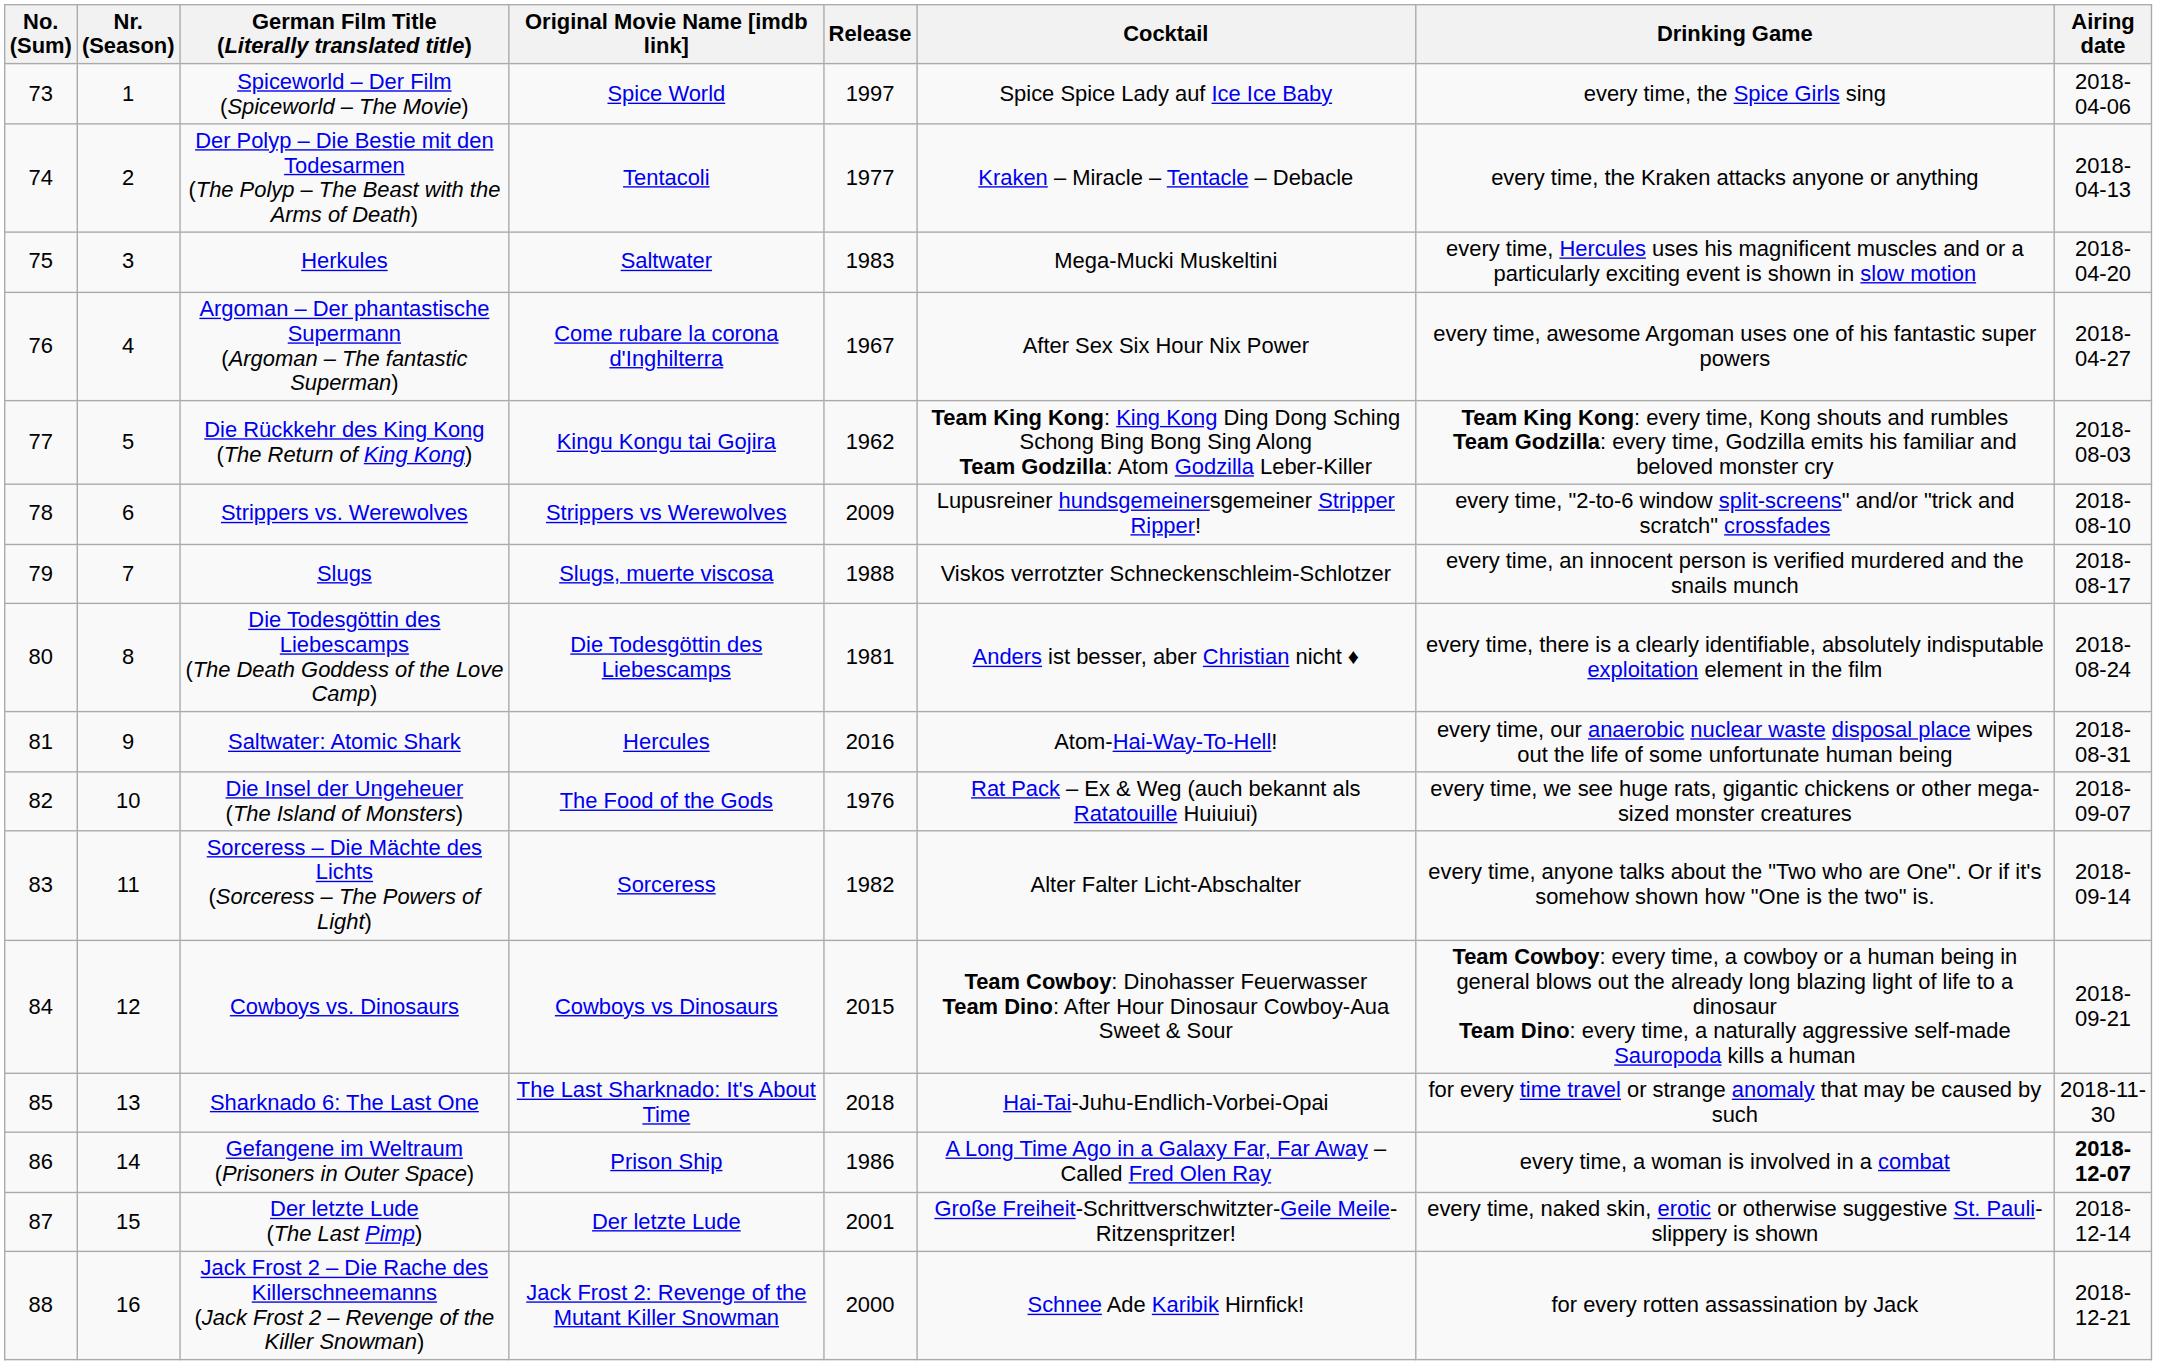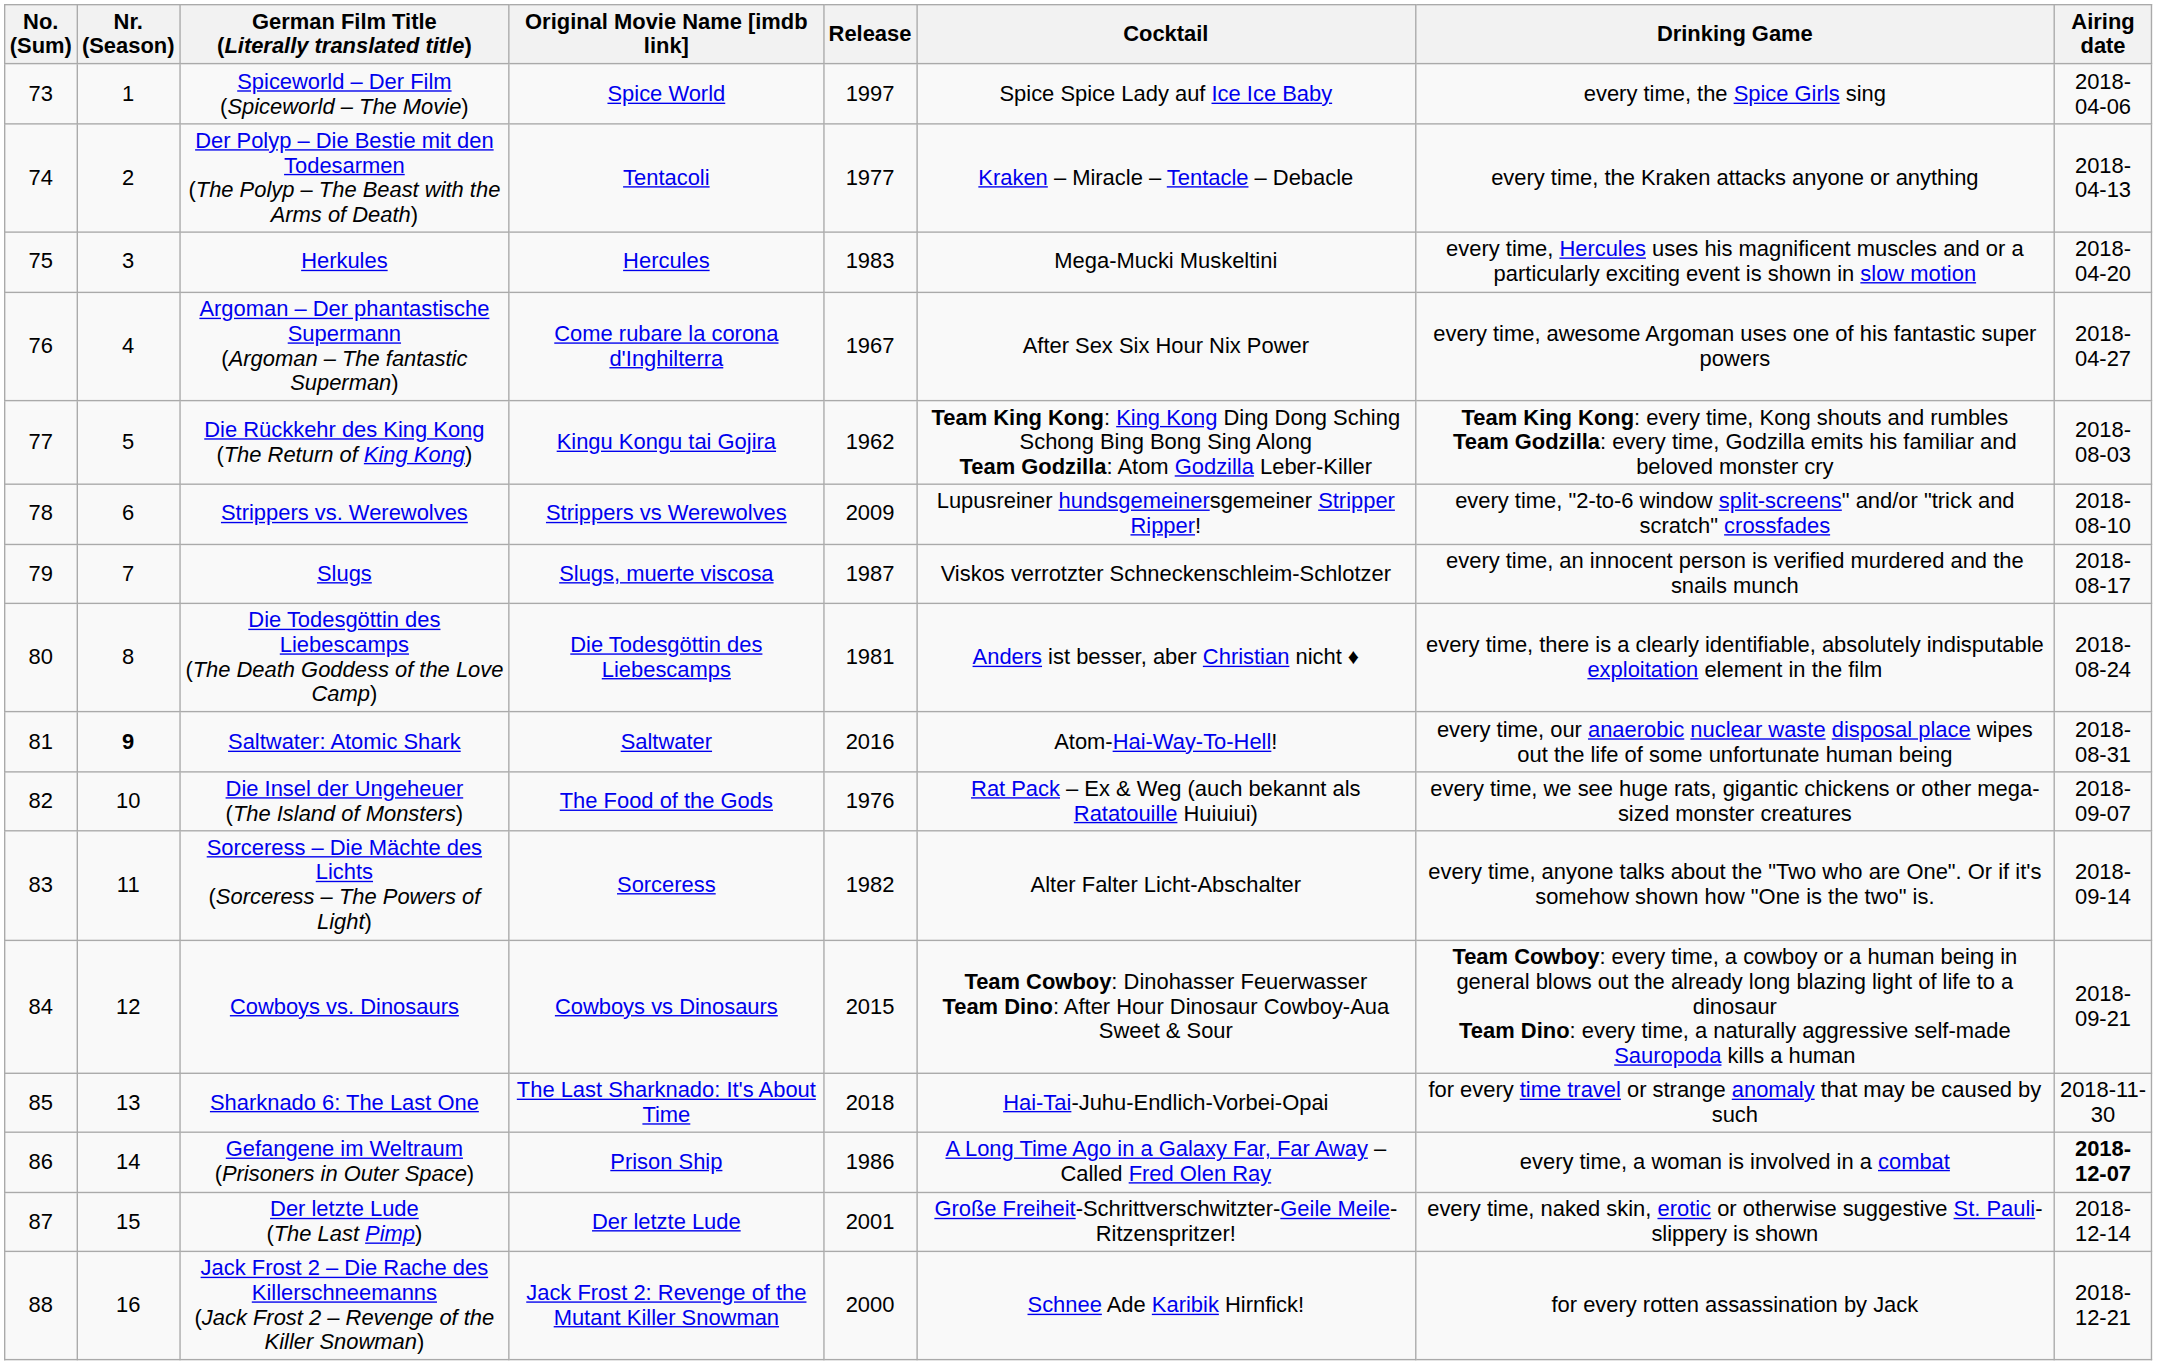(666, 261) Saltwater -> (666, 261) Hercules
(870, 573) 1988 -> (870, 573) 1987
(128, 741) normal -> (128, 741) bold
(666, 741) Hercules -> (666, 741) Saltwater
